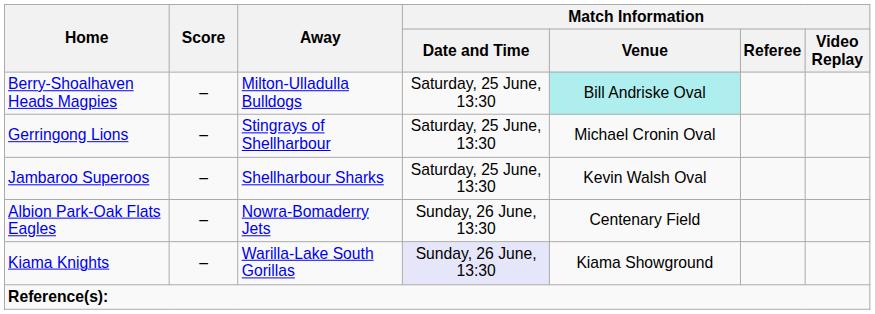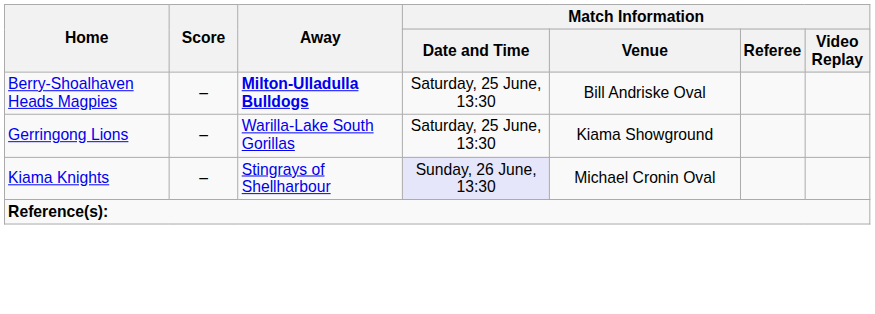(295, 93) normal -> (300, 93) bold
(645, 93) paleturquoise background -> (645, 93) no background
(286, 135) Stingrays of Shellharbour -> (308, 135) Warilla-Lake South Gorillas
(645, 135) Michael Cronin Oval -> (645, 135) Kiama Showground
- row: (79, 178)
- row: (84, 220)
(308, 263) Warilla-Lake South Gorillas -> (286, 178) Stingrays of Shellharbour
(645, 263) Kiama Showground -> (645, 178) Michael Cronin Oval
